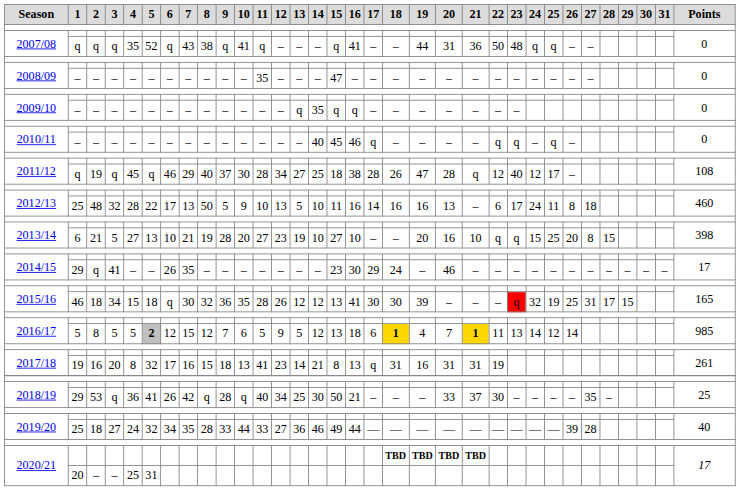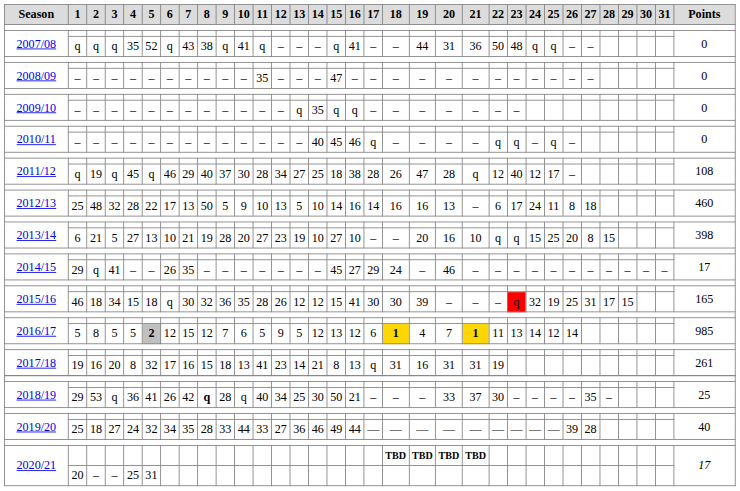(336, 206) 11 -> (336, 206) 14
(336, 269) 23 -> (336, 269) 45
(355, 269) 30 -> (355, 269) 27
(336, 301) 13 -> (336, 301) 15
(355, 333) 18 -> (355, 333) 12
(207, 397) normal -> (207, 397) bold
